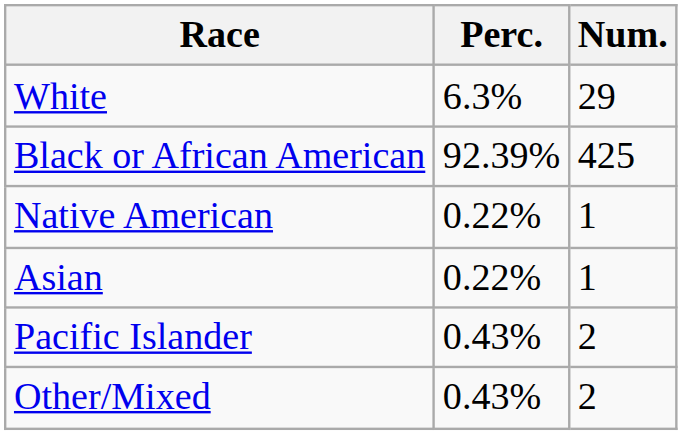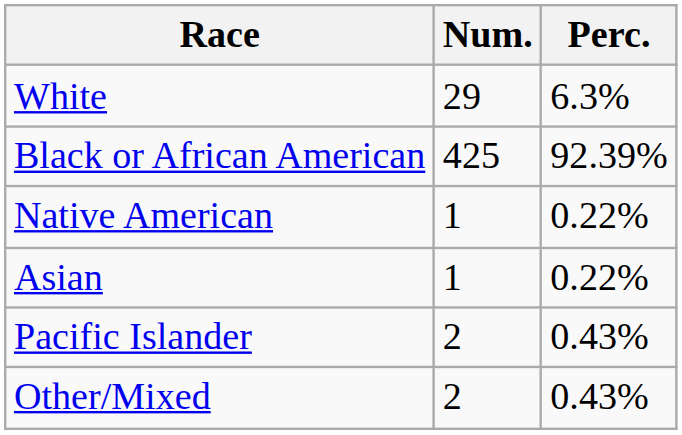columns swapped: (623, 34) <-> (502, 34)
